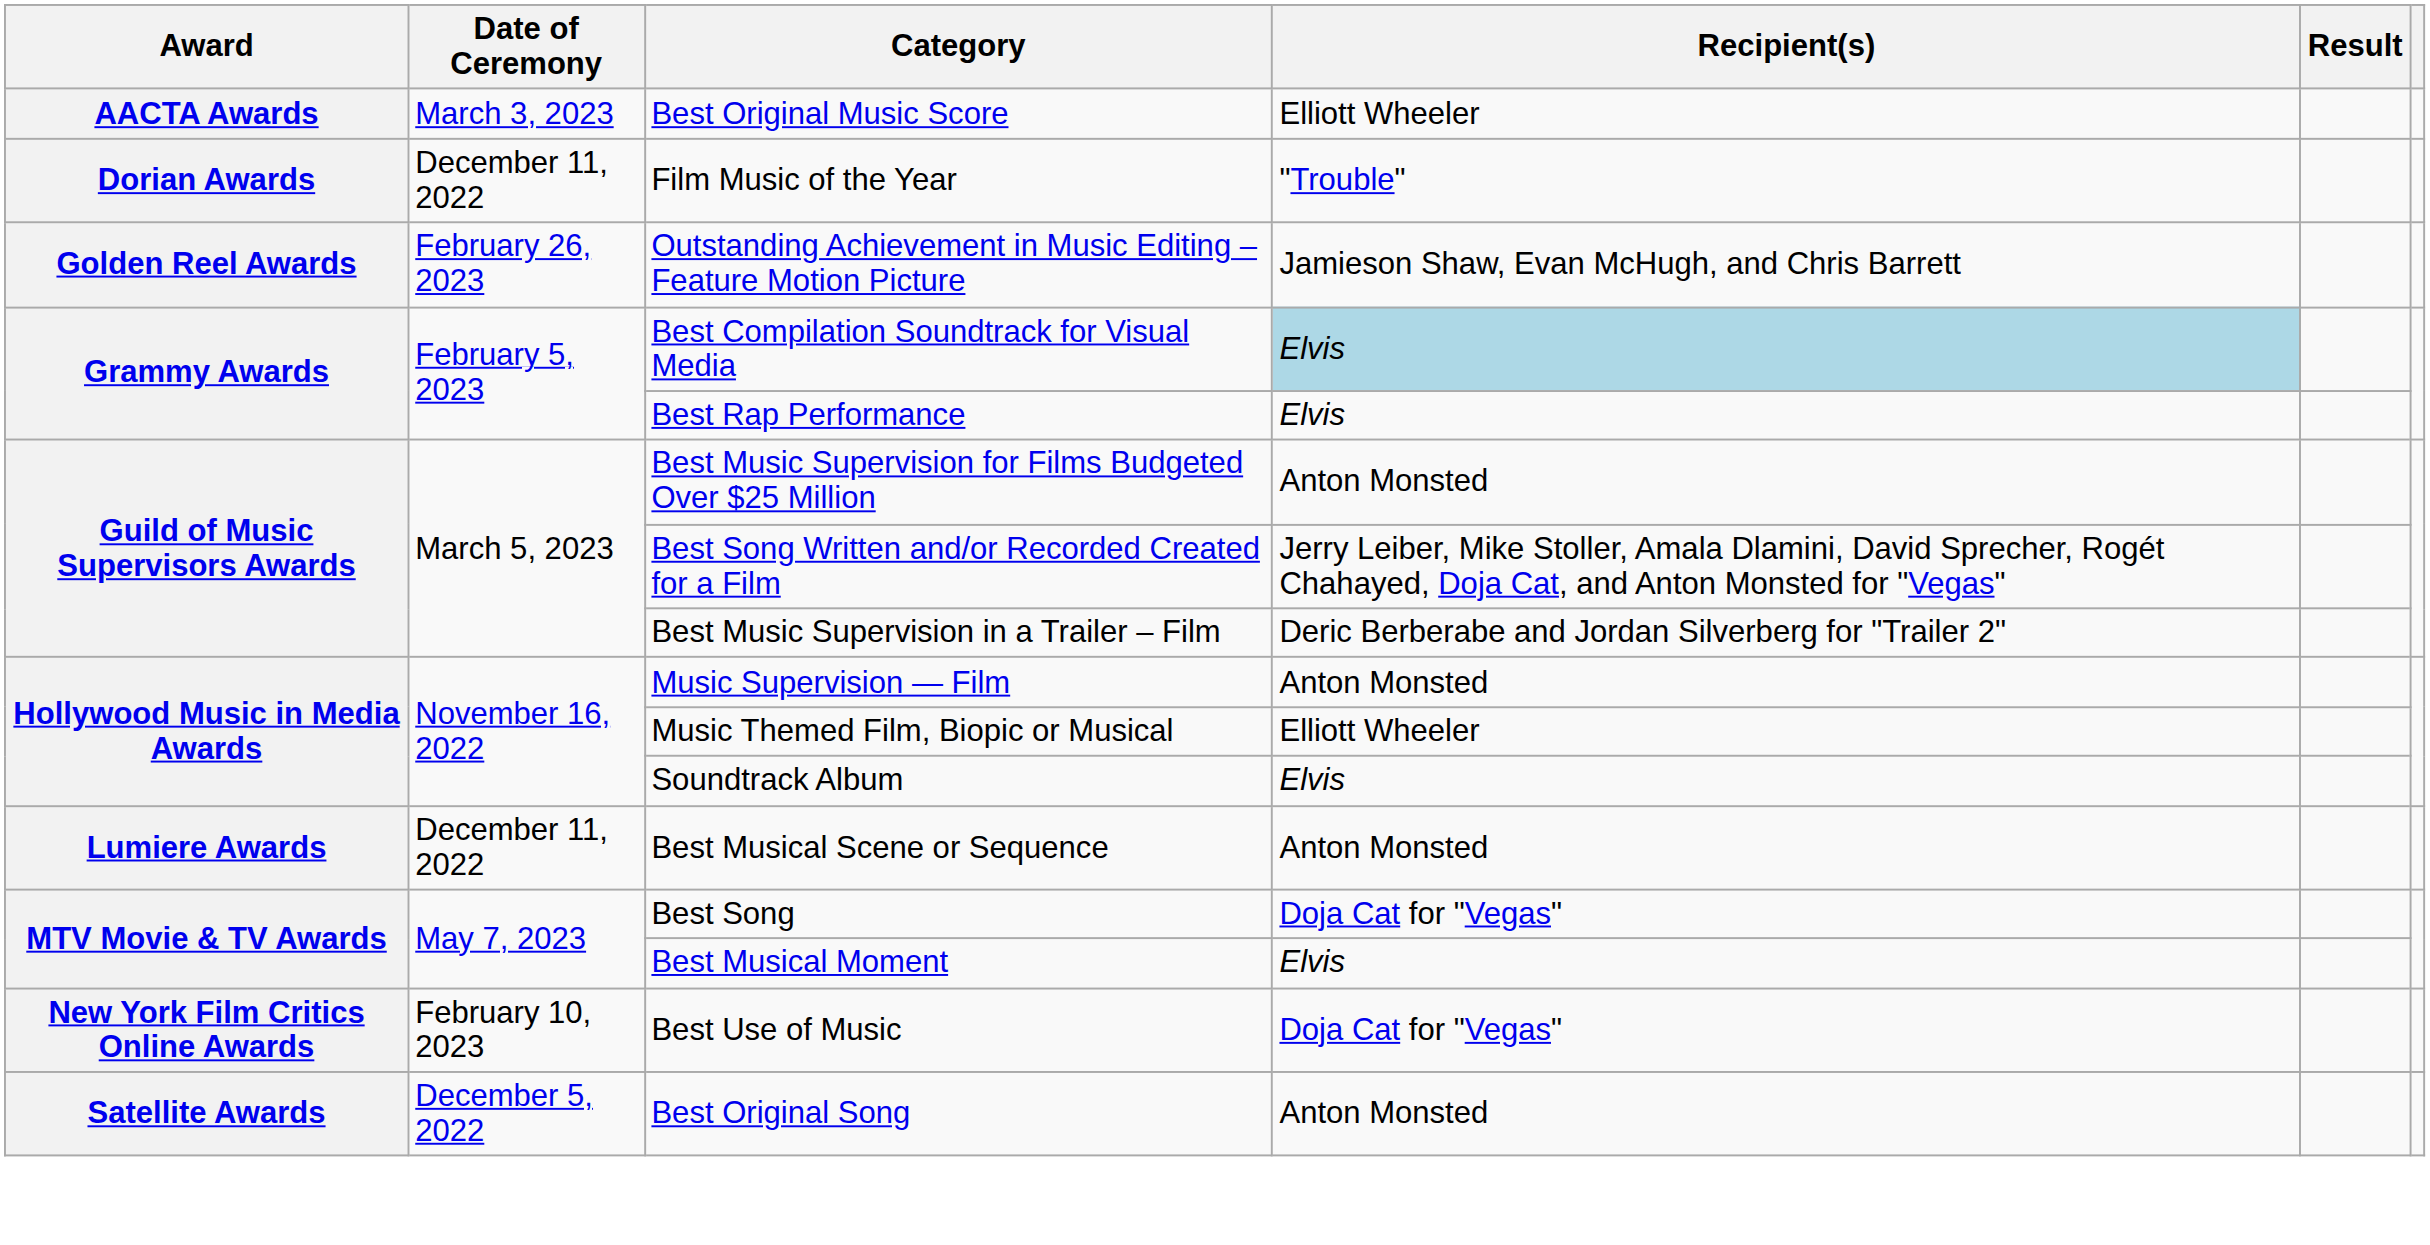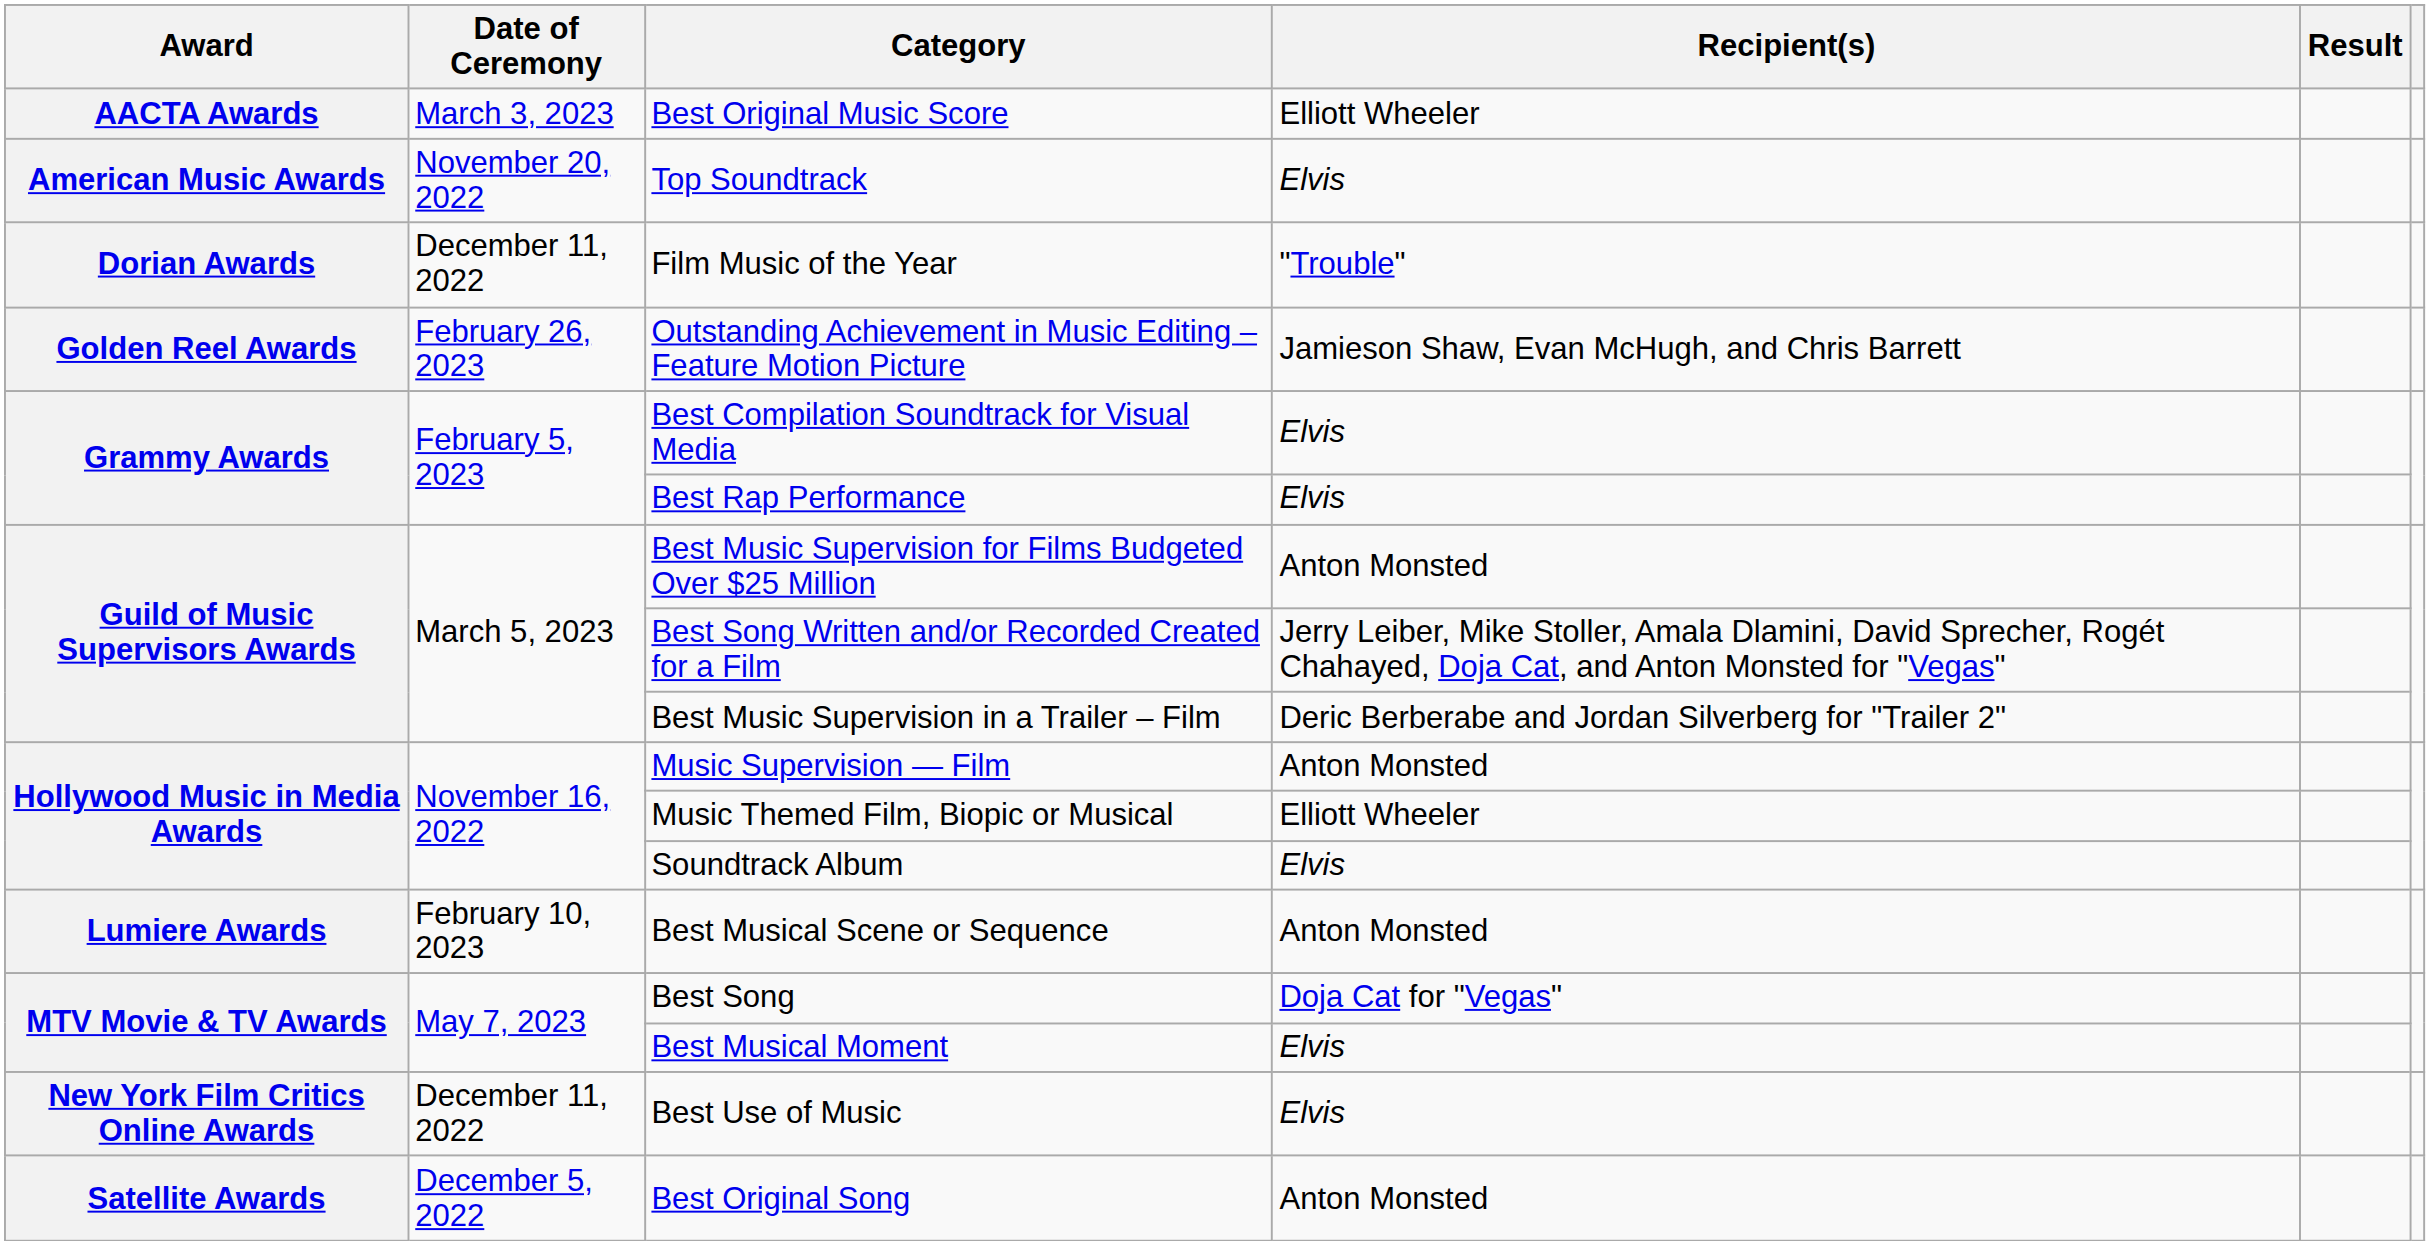+ row: (759, 179)
(1312, 348) lightblue background -> (1312, 432) no background
(512, 846) December 11, 2022 -> (503, 930) February 10, 2023
(503, 1029) February 10, 2023 -> (512, 1113) December 11, 2022
(1421, 1029) Doja Cat for "Vegas" -> (1312, 1113) Elvis
